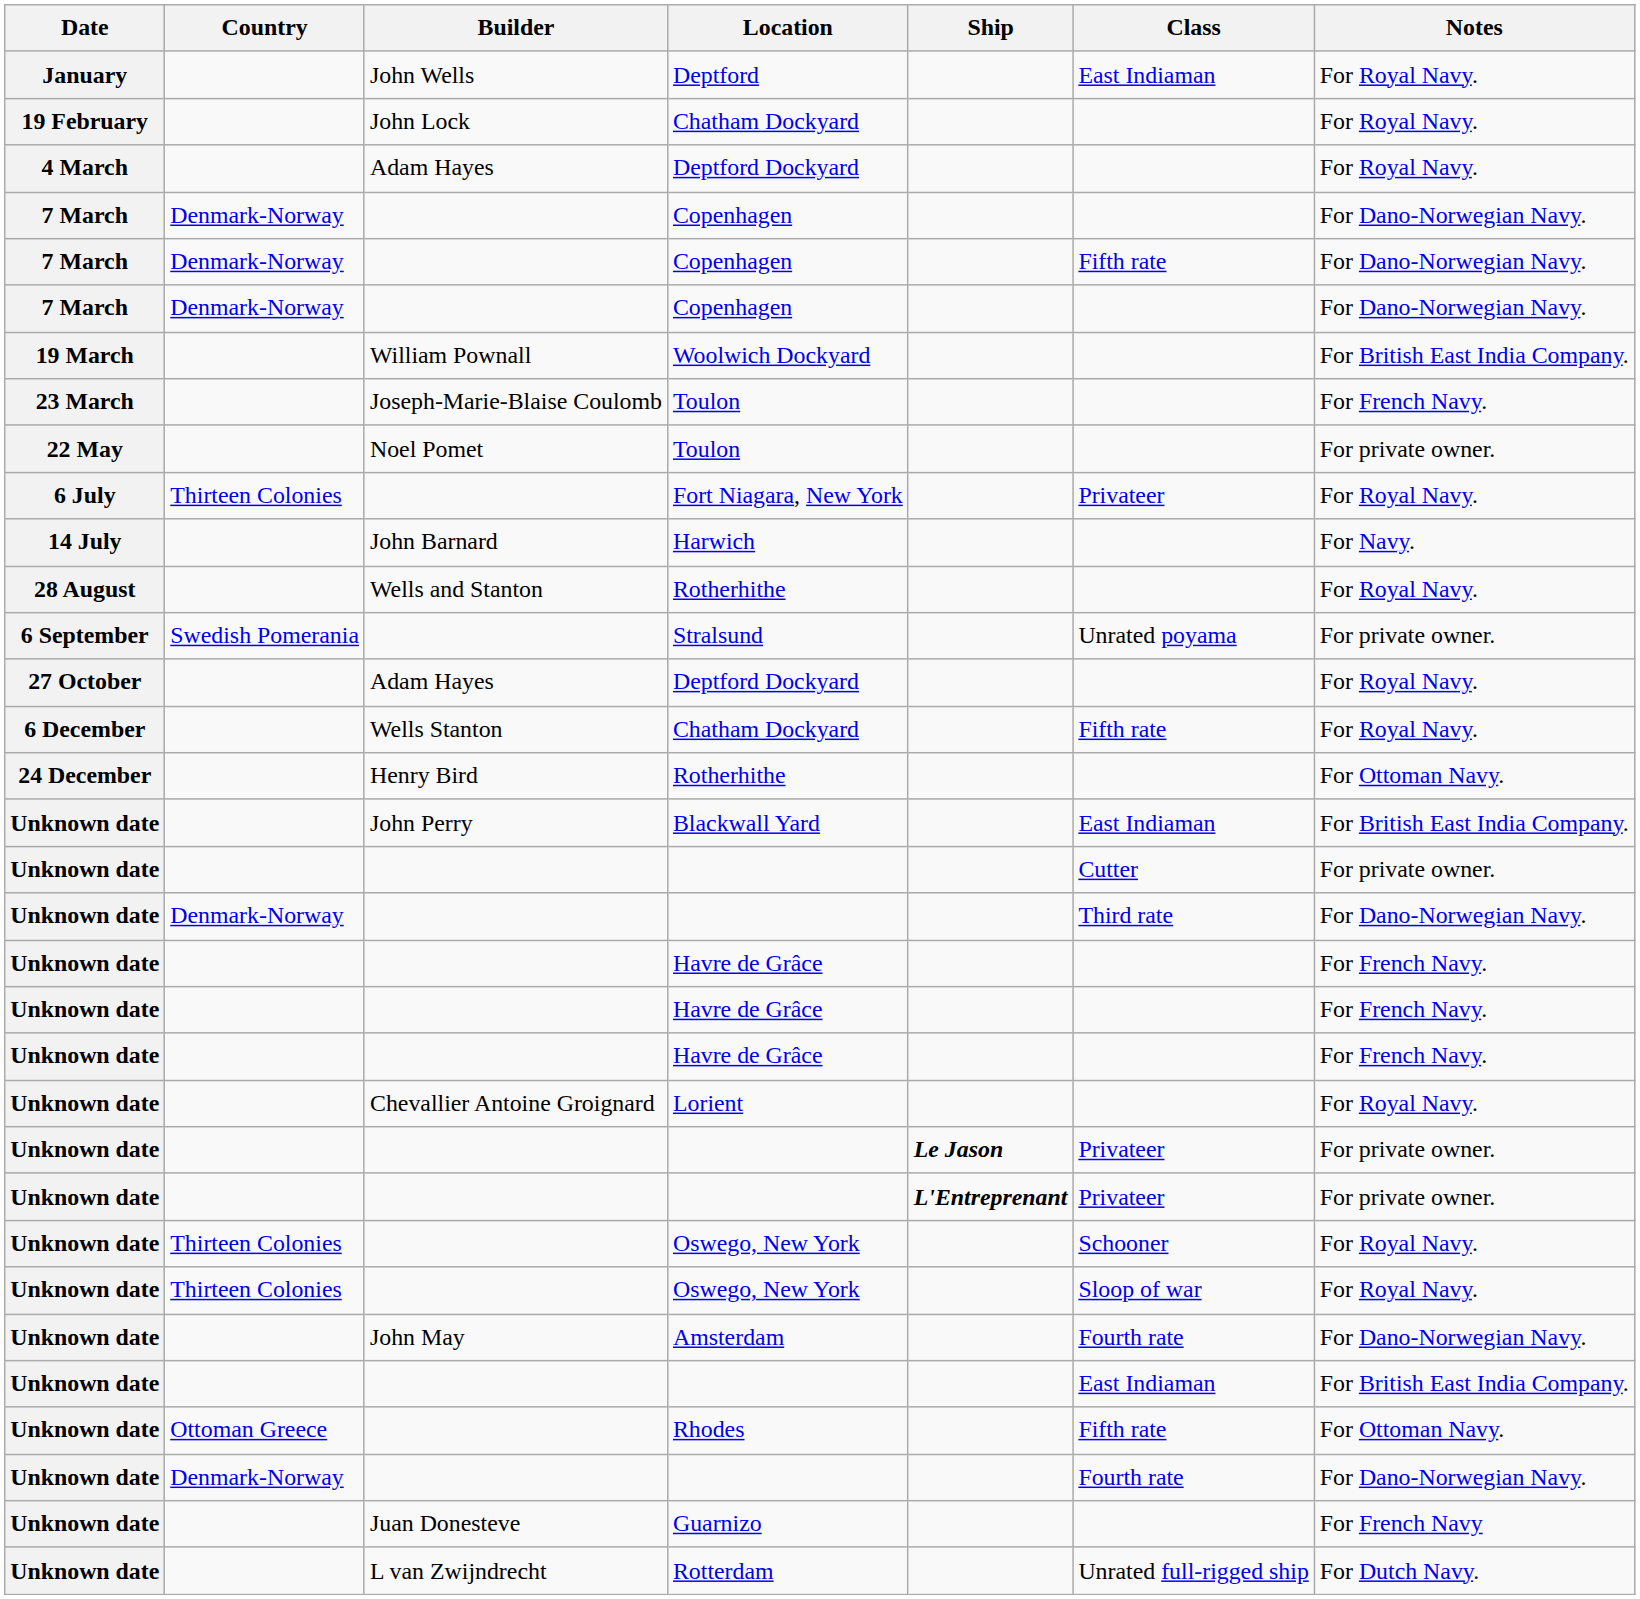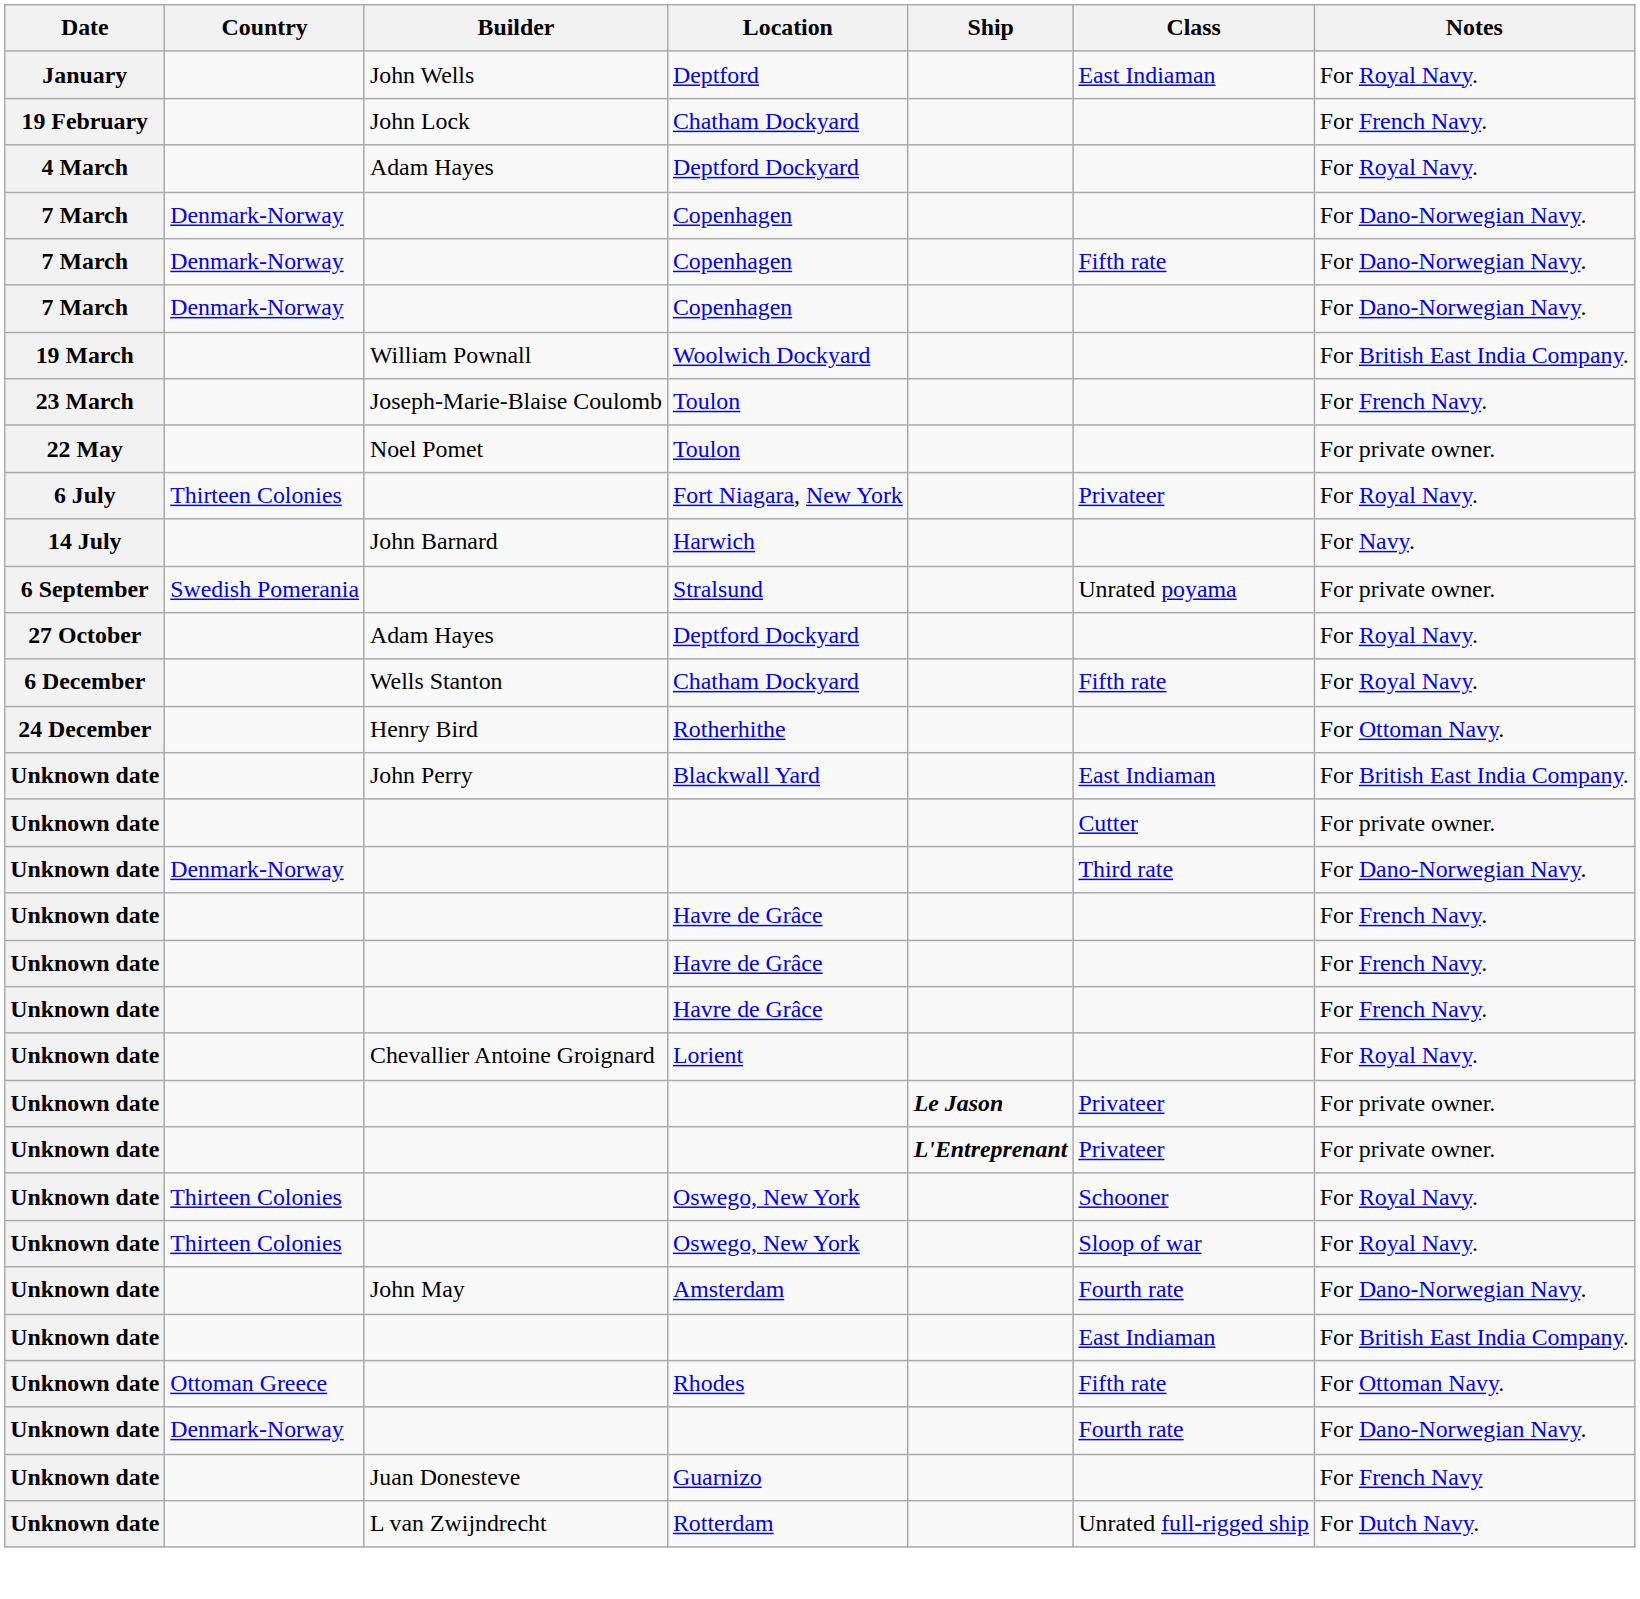(1399, 121) For Royal Navy. -> (1403, 121) For French Navy.
- row: (85, 588)
